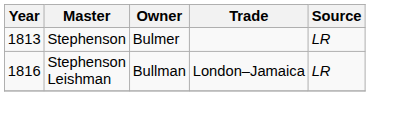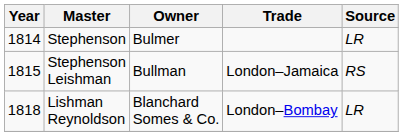(24, 39) 1813 -> (24, 39) 1814
(24, 71) 1816 -> (24, 71) 1815
(321, 71) LR -> (355, 71) RS
+ row: (86, 111)
